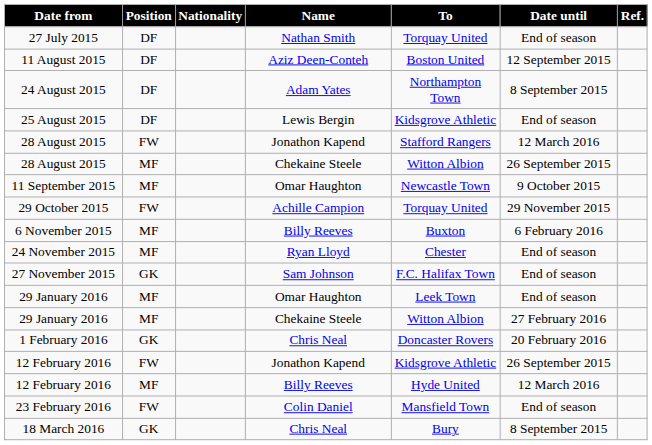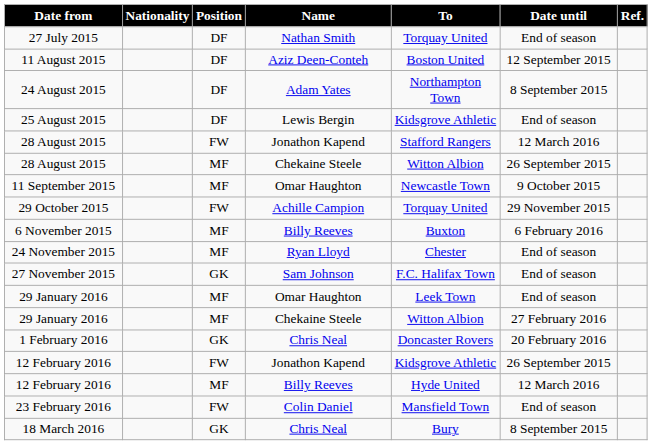columns swapped: (149, 15) <-> (210, 15)
